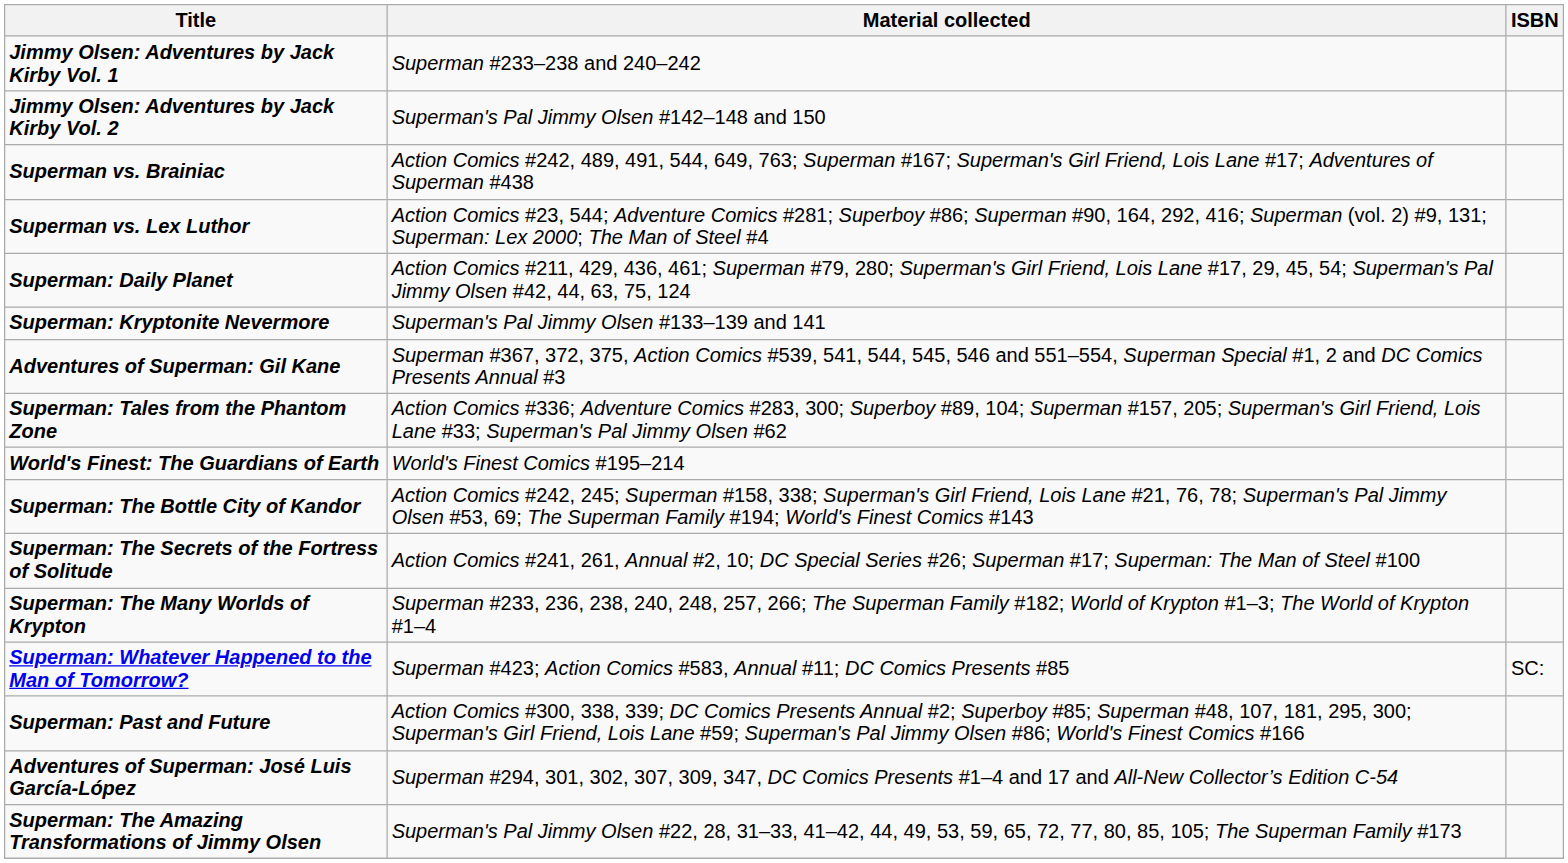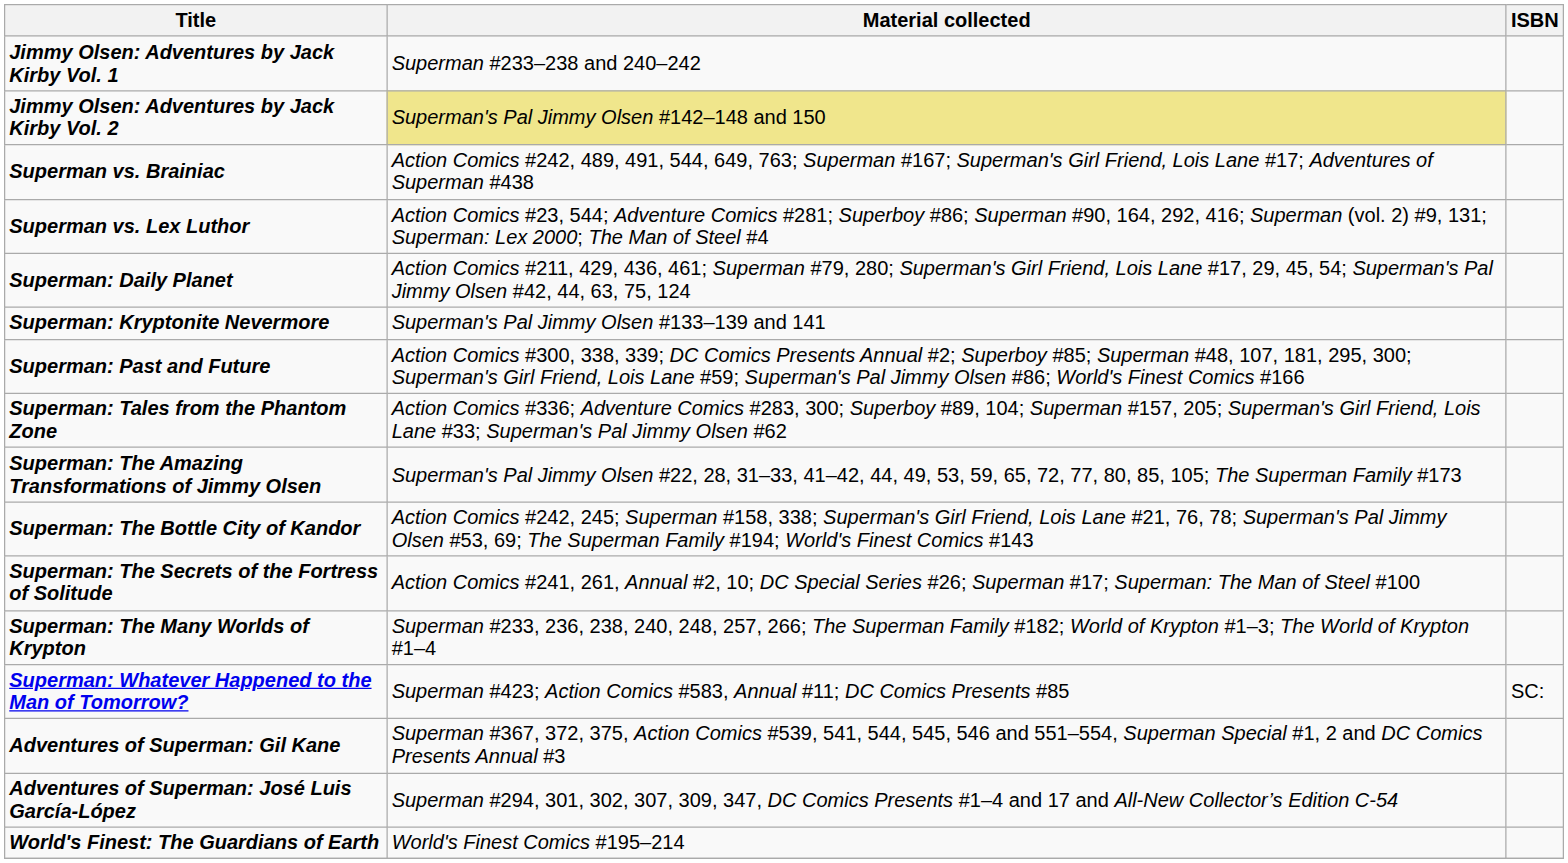(609, 117) no background -> (609, 117) khaki background
rows swapped: (140, 723) <-> (175, 366)
rows swapped: (165, 831) <-> (194, 463)
